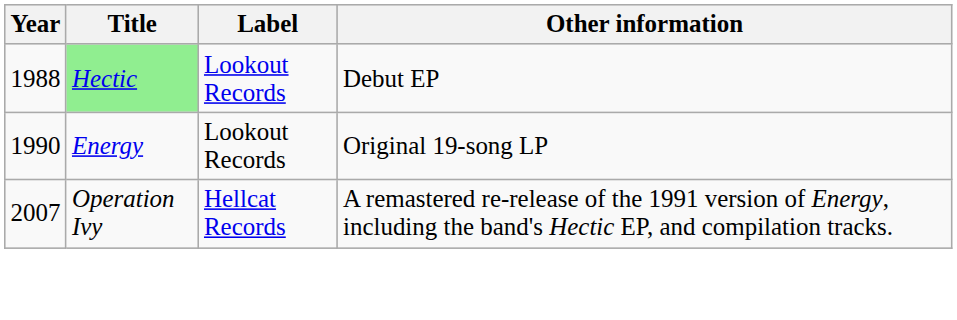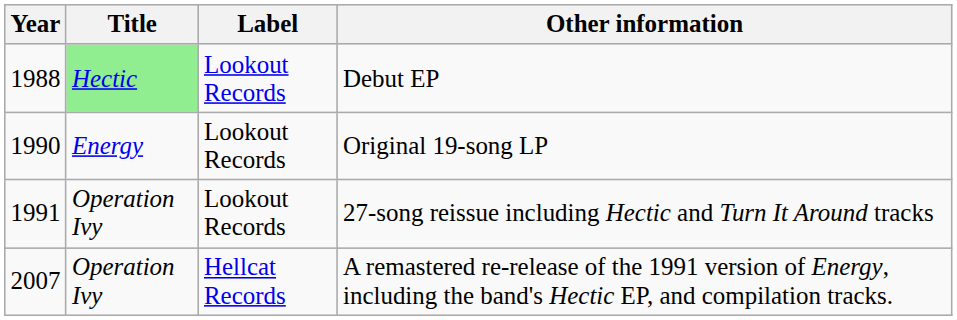+ row: (638, 213)
